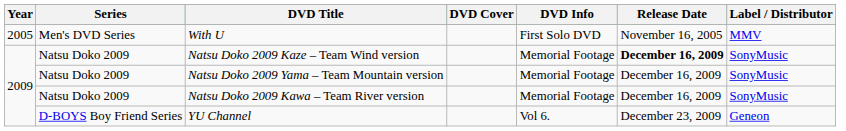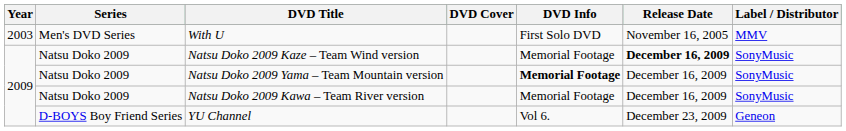(20, 34) 2005 -> (20, 34) 2003
(567, 75) normal -> (570, 75) bold
